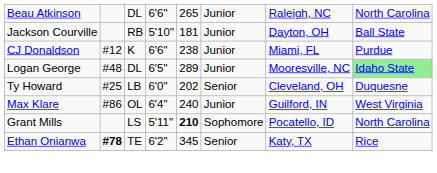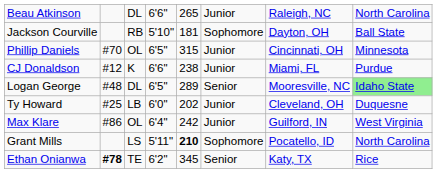(220, 31) Junior -> (234, 31) Sophomore
+ row: (43, 50)
(220, 68) Junior -> (220, 86) Senior
(220, 86) Senior -> (220, 104) Junior
(189, 104) 240 -> (189, 123) 242
